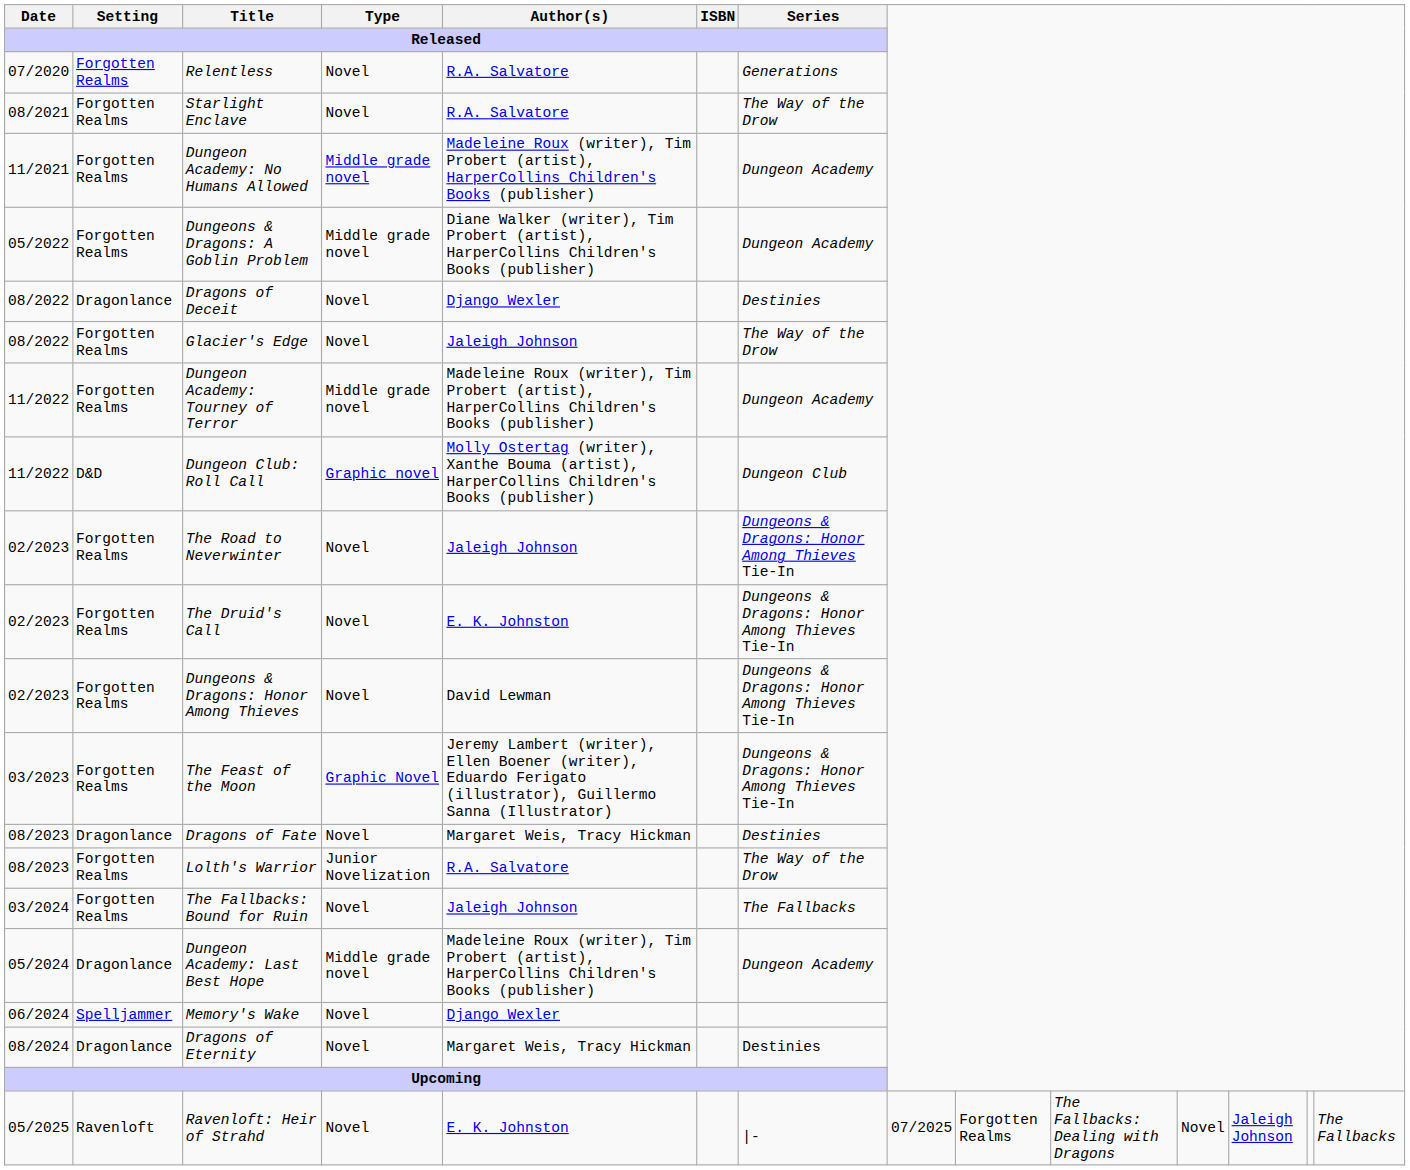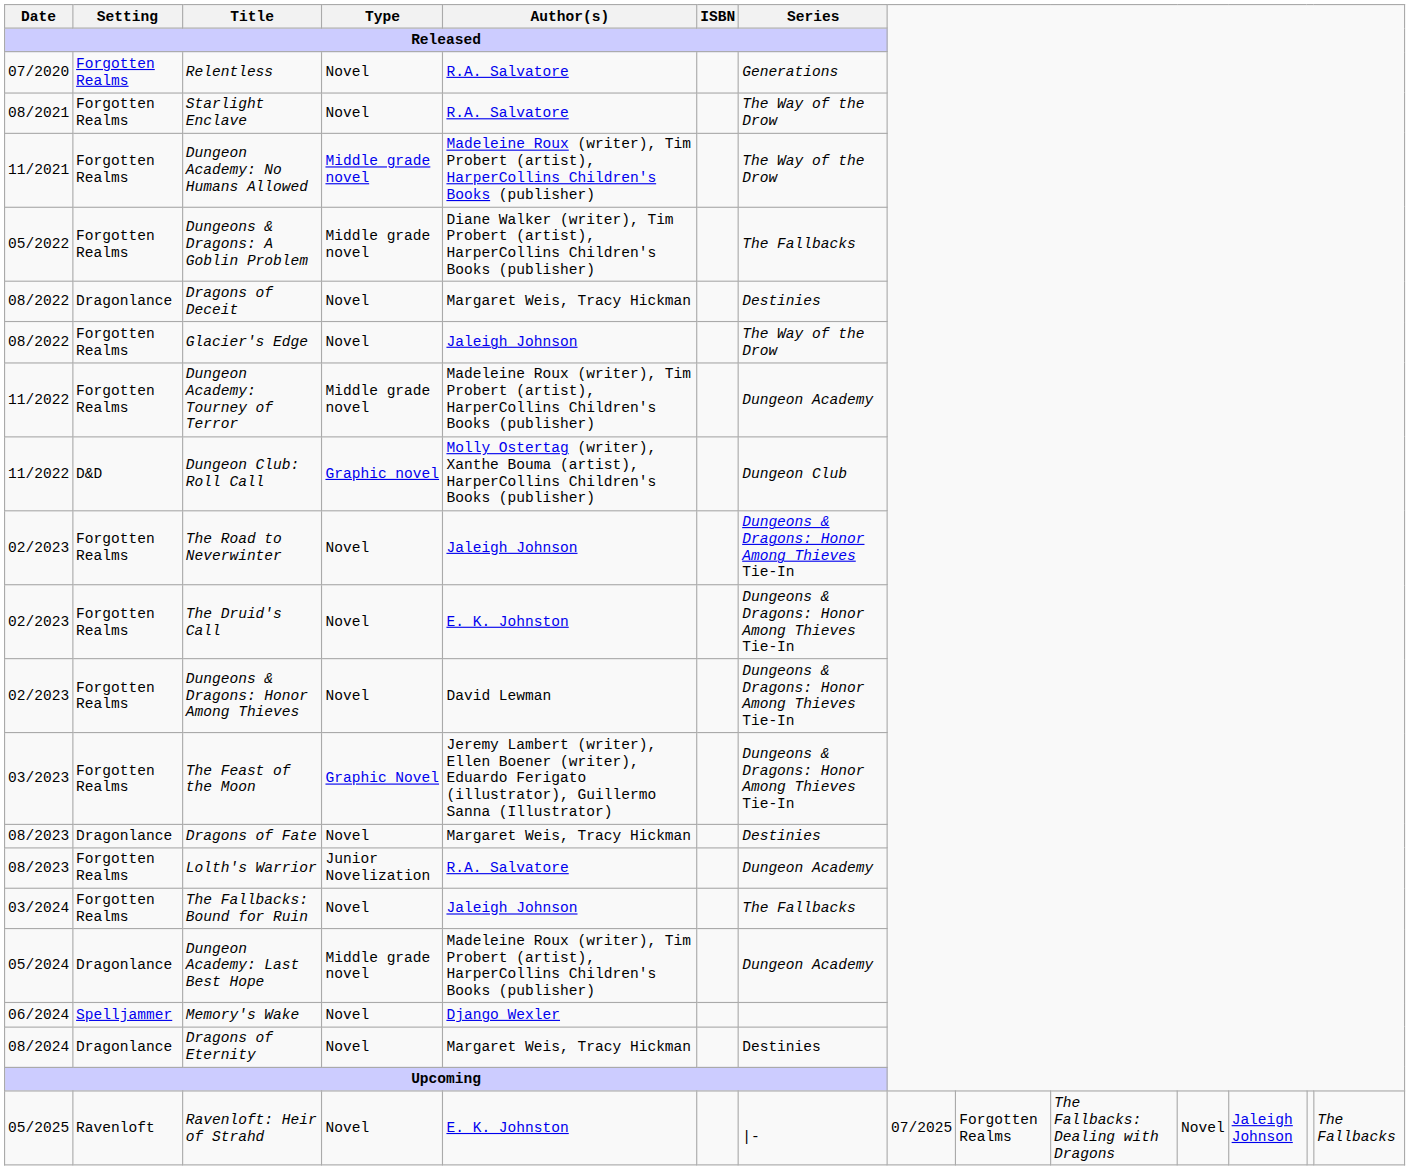(808, 170) Dungeon Academy -> (803, 170) The Way of the Drow
(808, 244) Dungeon Academy -> (799, 244) The Fallbacks
(503, 302) Django Wexler -> (569, 302) Margaret Weis, Tracy Hickman
(803, 868) The Way of the Drow -> (808, 868) Dungeon Academy
